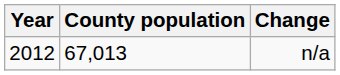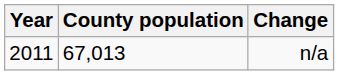(32, 53) 2012 -> (31, 53) 2011
